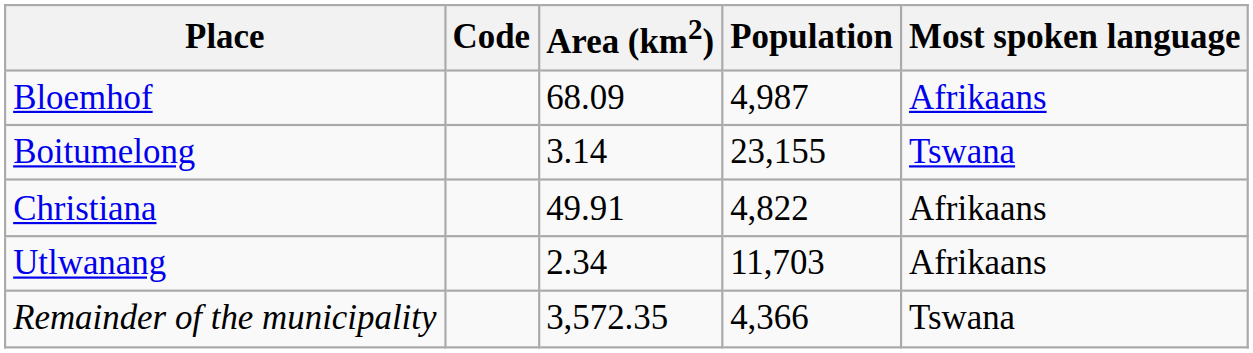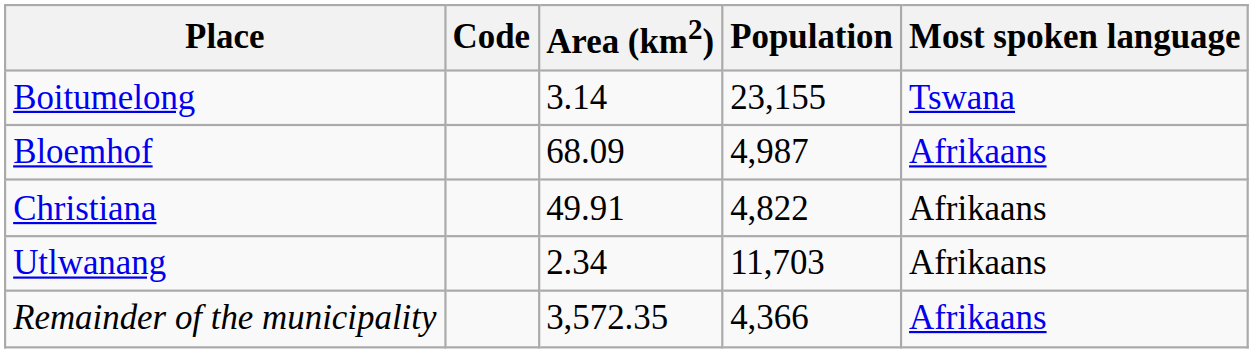rows swapped: (83, 96) <-> (104, 152)
(962, 318) Tswana -> (978, 318) Afrikaans
